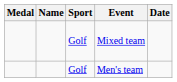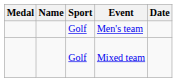rows swapped: (121, 41) <-> (120, 69)
